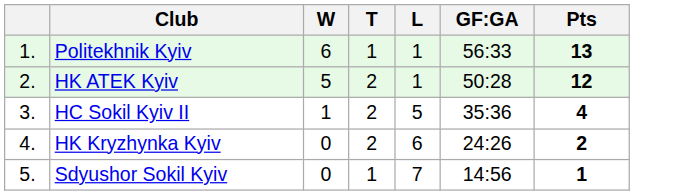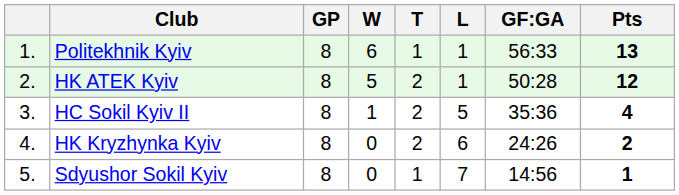+ column: (326, 19)
